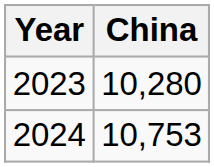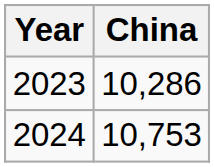(152, 82) 10,280 -> (152, 82) 10,286
